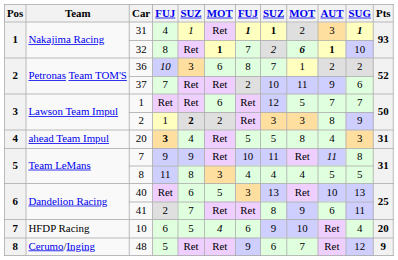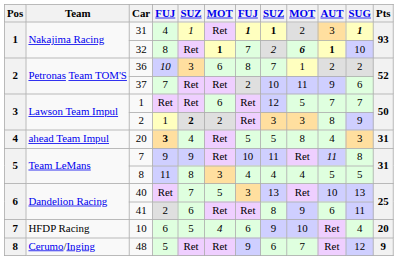(191, 192) 6 -> (191, 192) 7
(191, 210) 7 -> (191, 210) 6
